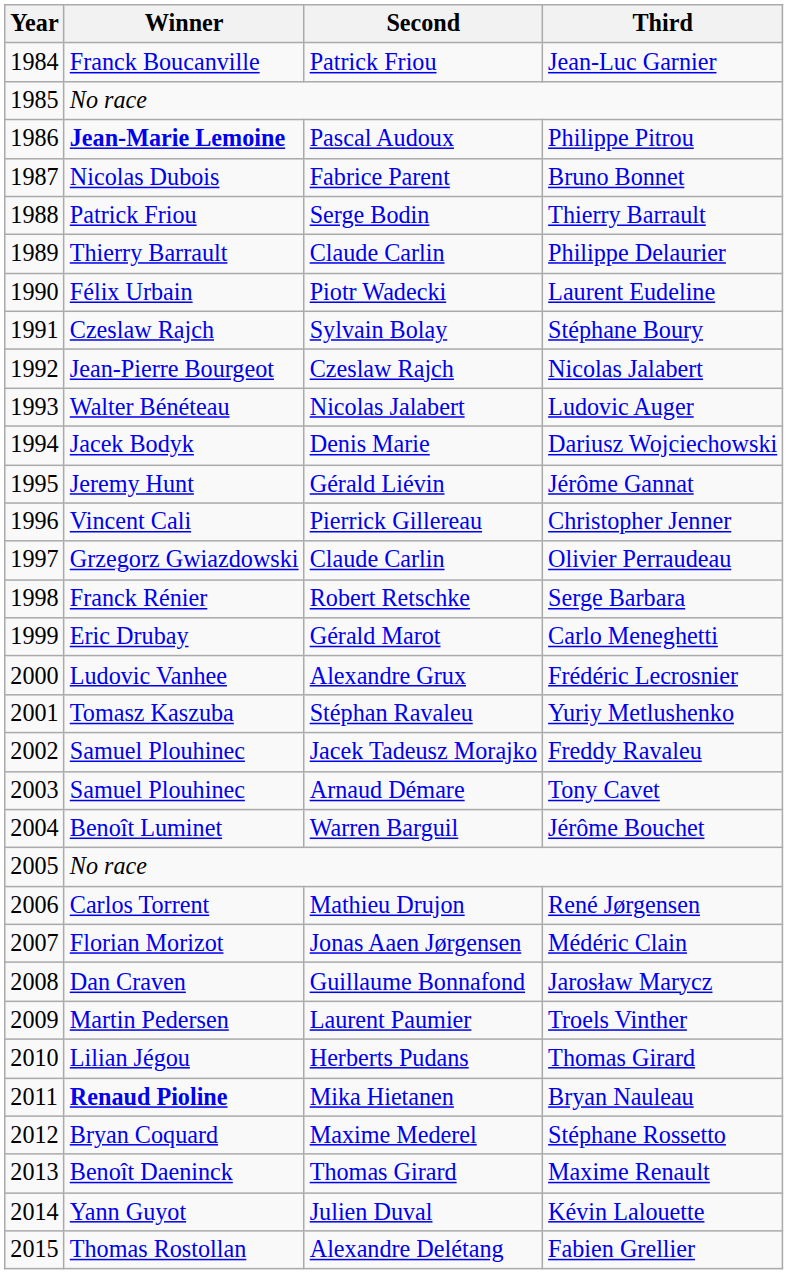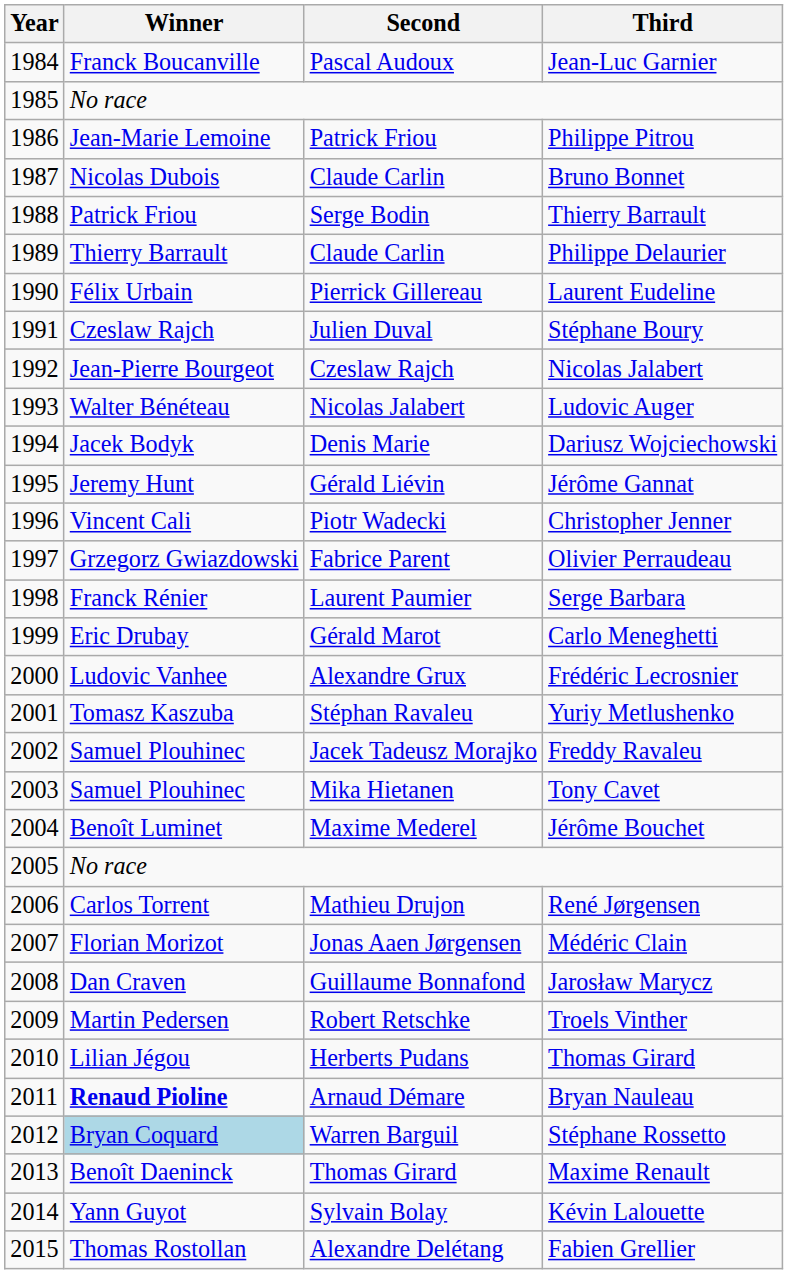(373, 61) Patrick Friou -> (382, 61) Pascal Audoux
(177, 138) bold -> (170, 138) normal
(382, 138) Pascal Audoux -> (373, 138) Patrick Friou
(380, 176) Fabrice Parent -> (377, 176) Claude Carlin
(378, 291) Piotr Wadecki -> (396, 291) Pierrick Gillereau
(378, 330) Sylvain Bolay -> (371, 330) Julien Duval
(396, 521) Pierrick Gillereau -> (378, 521) Piotr Wadecki
(377, 560) Claude Carlin -> (380, 560) Fabrice Parent
(390, 598) Robert Retschke -> (391, 598) Laurent Paumier
(387, 789) Arnaud Démare -> (382, 789) Mika Hietanen
(384, 828) Warren Barguil -> (393, 828) Maxime Mederel
(391, 1019) Laurent Paumier -> (390, 1019) Robert Retschke
(382, 1096) Mika Hietanen -> (387, 1096) Arnaud Démare
(144, 1134) no background -> (144, 1134) lightblue background
(393, 1134) Maxime Mederel -> (384, 1134) Warren Barguil
(371, 1211) Julien Duval -> (378, 1211) Sylvain Bolay
